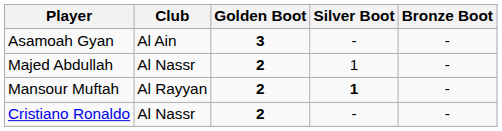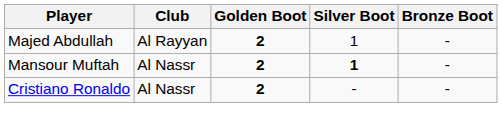- row: (61, 41)
(166, 65) Al Nassr -> (172, 41) Al Rayyan
(172, 89) Al Rayyan -> (166, 65) Al Nassr
